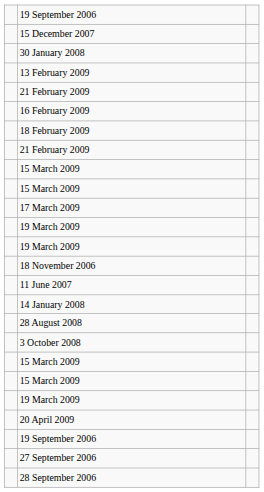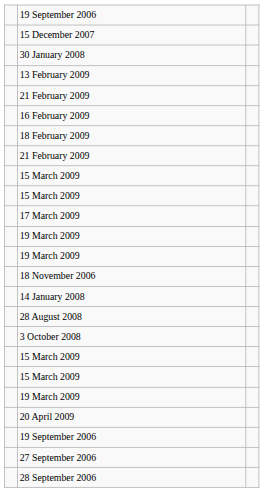- row: (11, 285)
